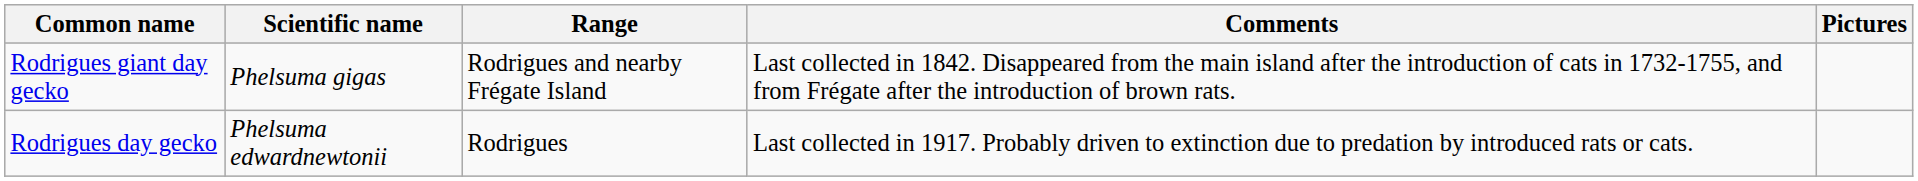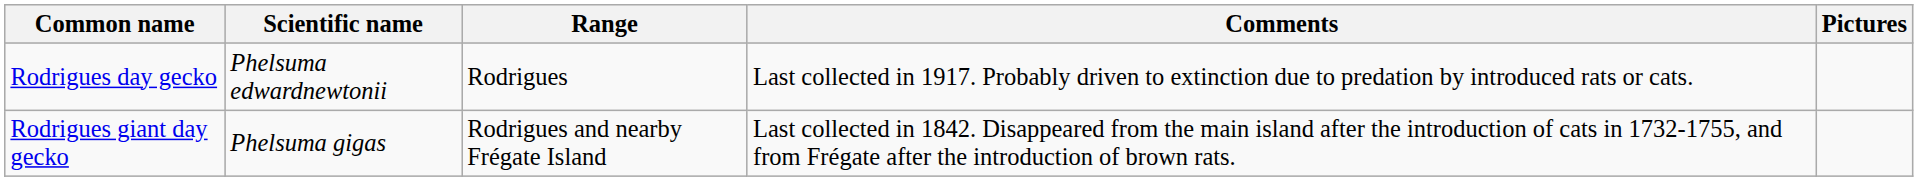rows swapped: (114, 142) <-> (109, 76)
